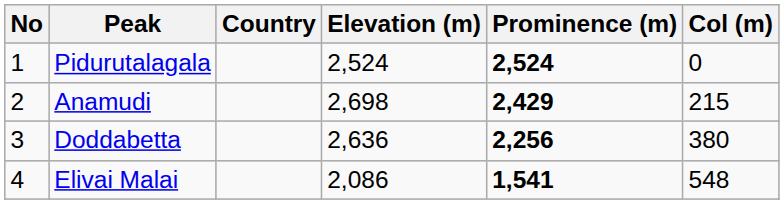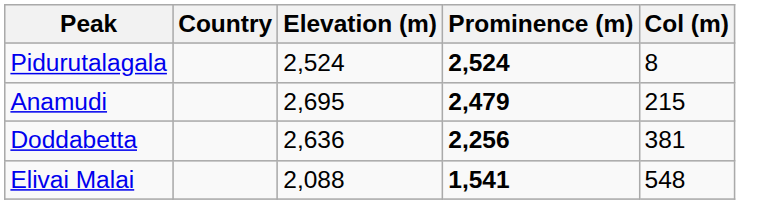- column: (27, 23)
(695, 62) 0 -> (651, 62) 8
(358, 101) 2,698 -> (314, 101) 2,695
(523, 101) 2,429 -> (479, 101) 2,479
(709, 140) 380 -> (665, 140) 381
(358, 179) 2,086 -> (314, 179) 2,088
